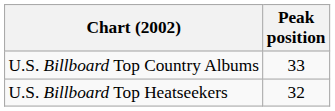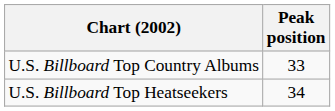(296, 92) 32 -> (296, 92) 34
